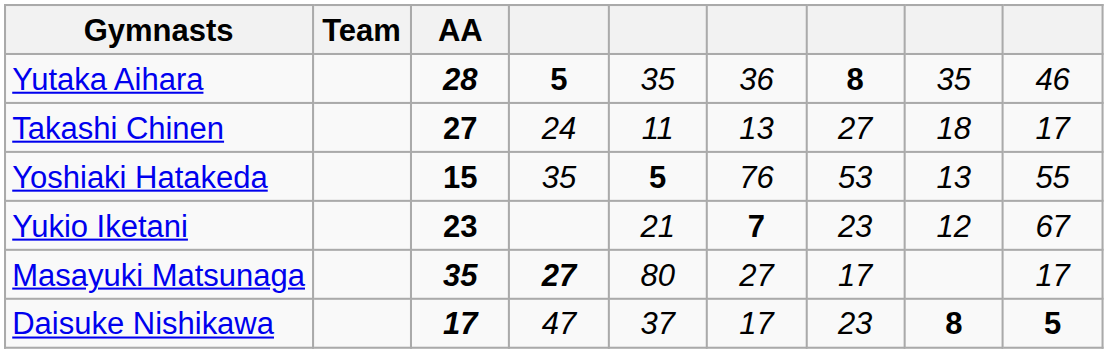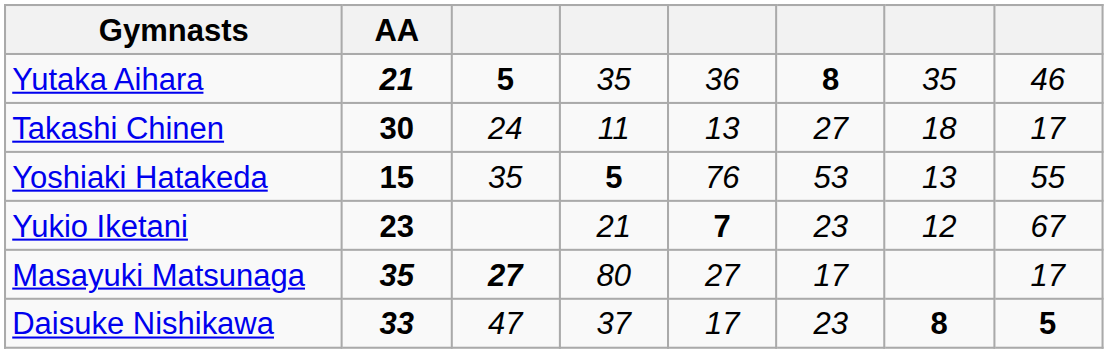- column: (362, 30)
(460, 79) 28 -> (397, 79) 21
(460, 128) 27 -> (397, 128) 30
(460, 324) 17 -> (397, 324) 33
